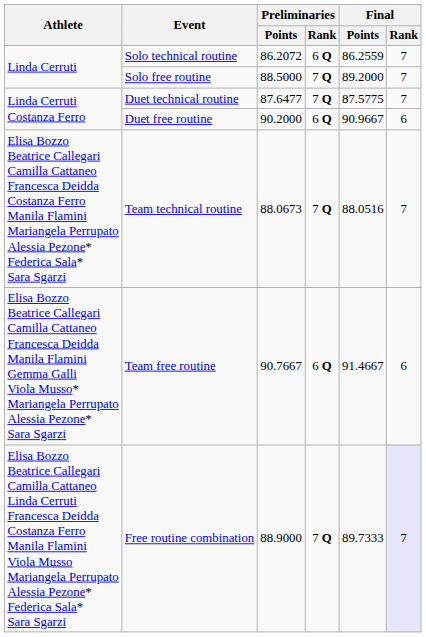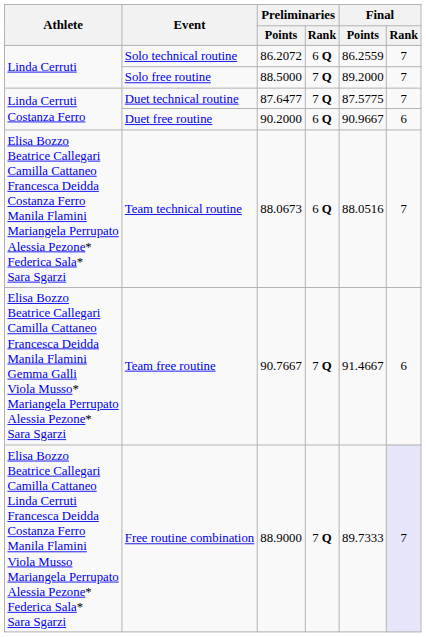(322, 209) 7 Q -> (322, 209) 6 Q
(322, 366) 6 Q -> (322, 366) 7 Q
